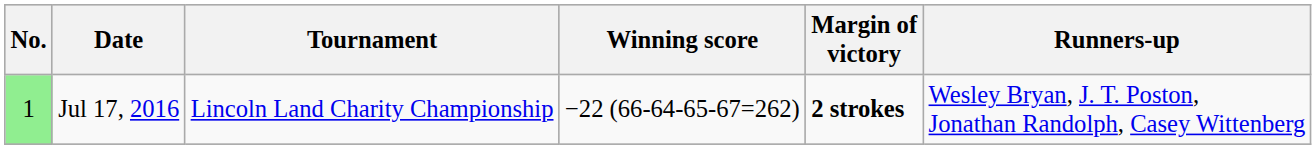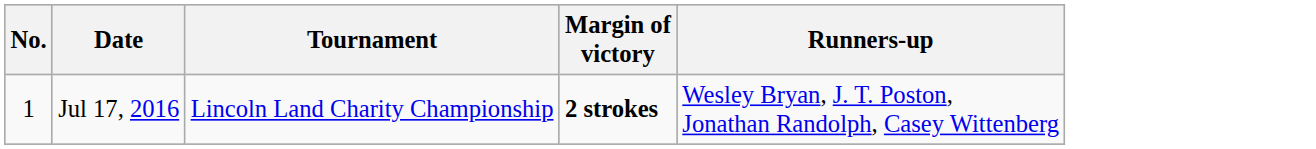- column: (682, 39)
(29, 109) lightgreen background -> (29, 109) no background
